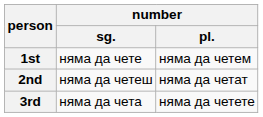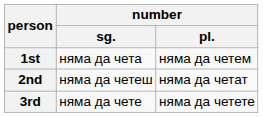(101, 58) няма да чете -> (101, 58) няма да чета
(101, 101) няма да чета -> (101, 101) няма да чете
